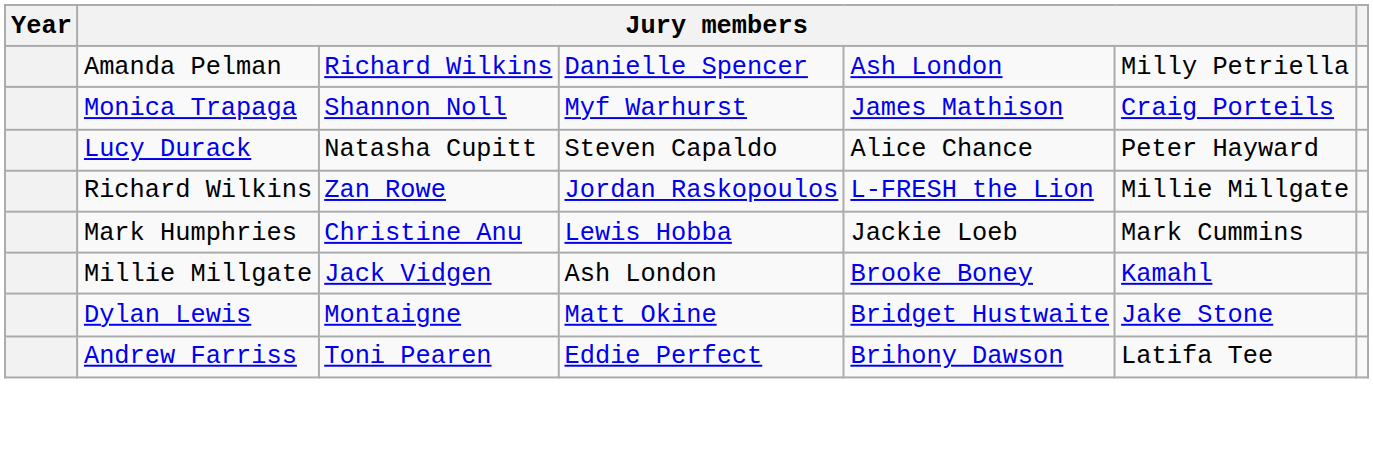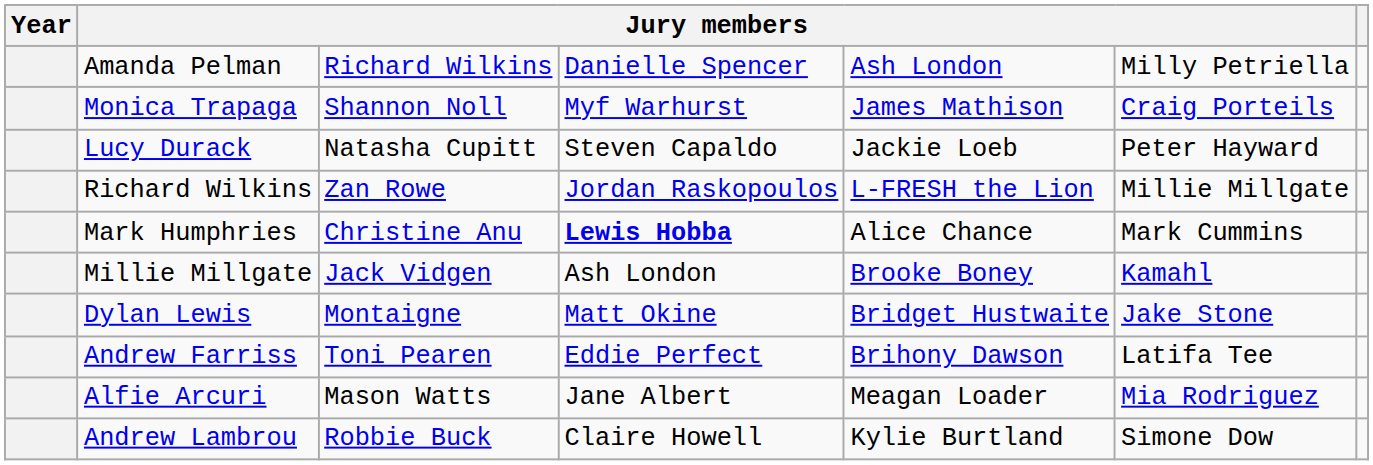(942, 150) Alice Chance -> (934, 150) Jackie Loeb
(648, 232) normal -> (648, 232) bold
(934, 232) Jackie Loeb -> (942, 232) Alice Chance
+ row: (175, 397)
+ row: (190, 439)
